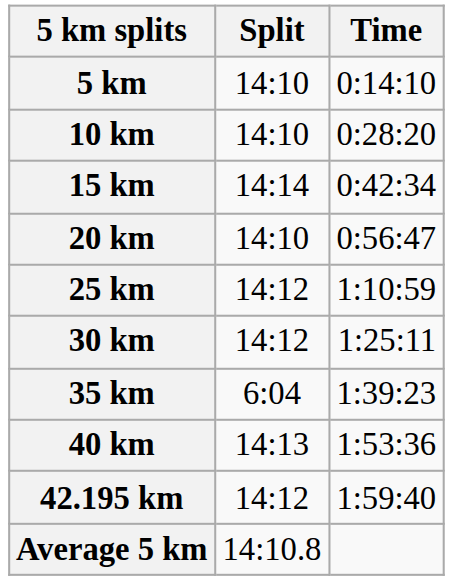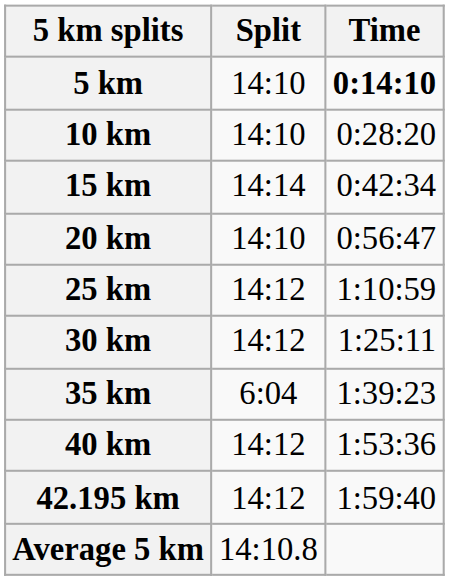(386, 82) normal -> (385, 82) bold
(272, 445) 14:13 -> (268, 445) 14:12
